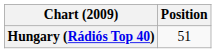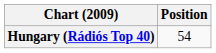(184, 36) 51 -> (184, 36) 54
